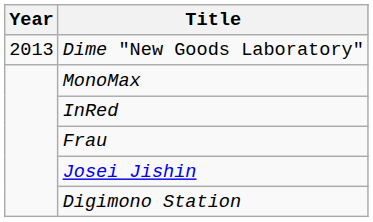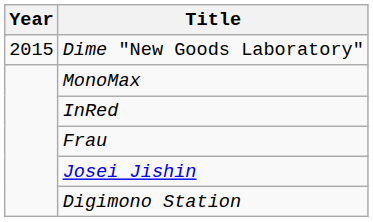(31, 50) 2013 -> (31, 50) 2015
